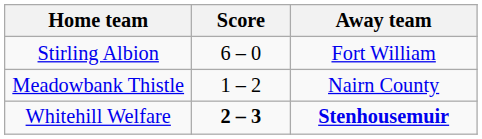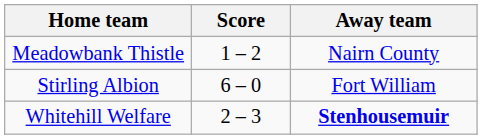rows swapped: (98, 85) <-> (98, 52)
(241, 117) bold -> (241, 117) normal
